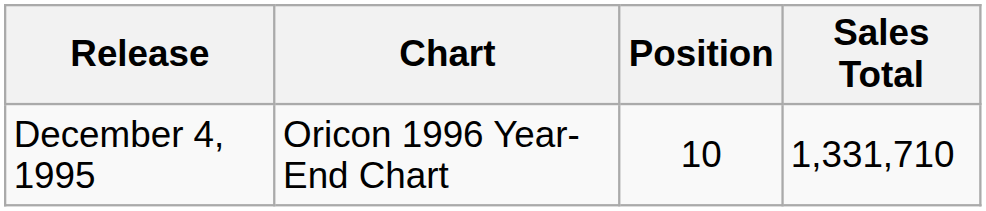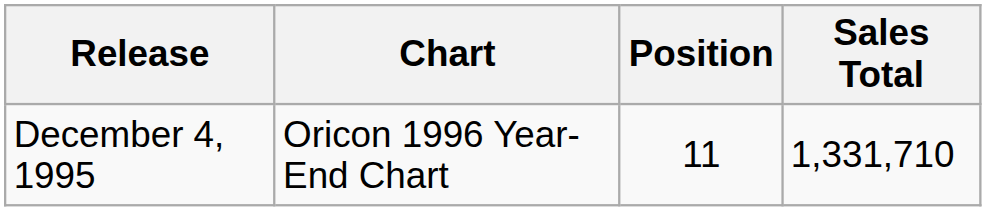(701, 154) 10 -> (701, 154) 11
